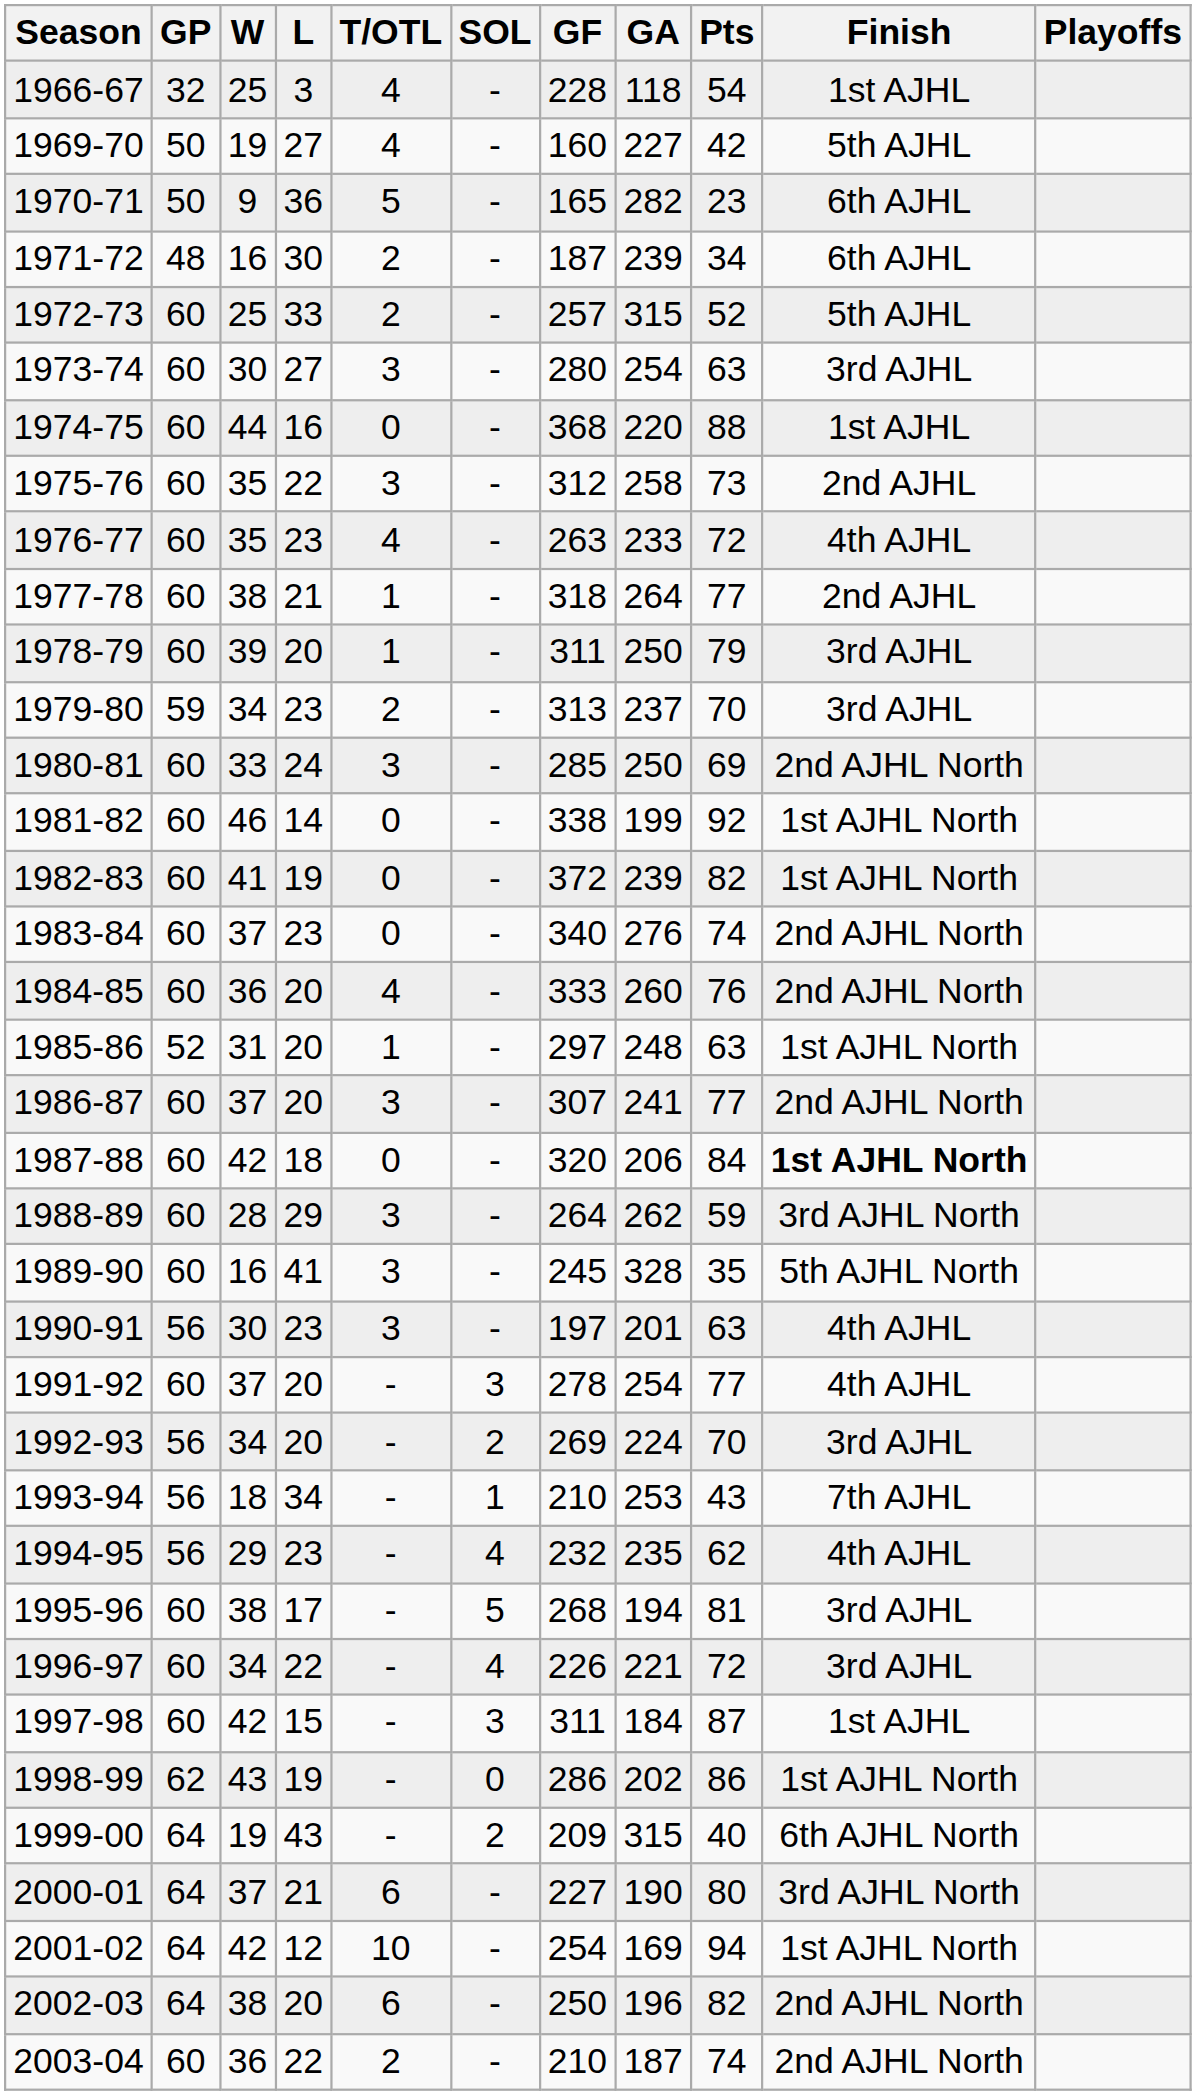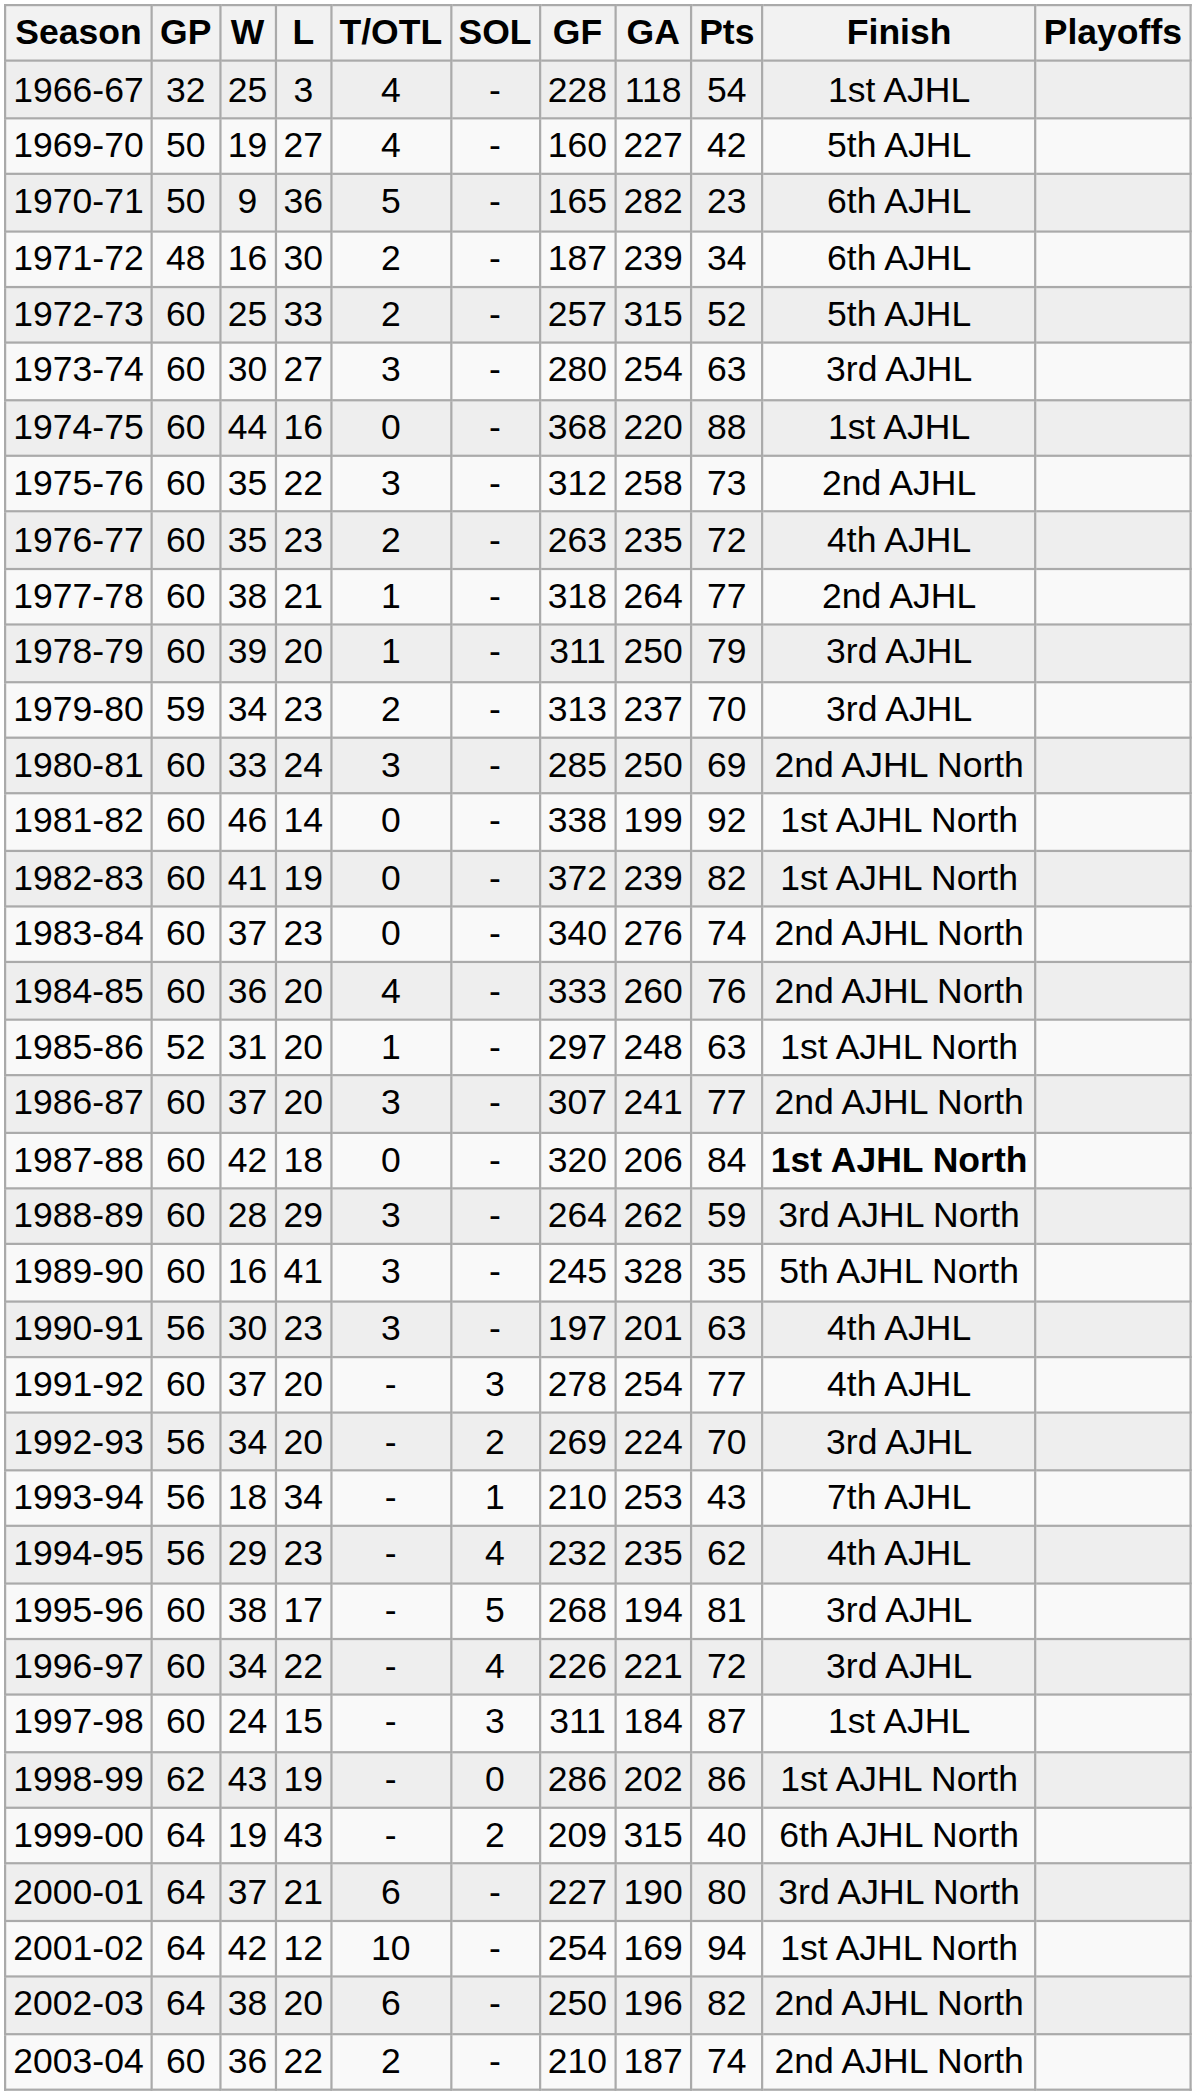(391, 539) 4 -> (391, 539) 2
(653, 539) 233 -> (653, 539) 235
(247, 1722) 42 -> (247, 1722) 24
